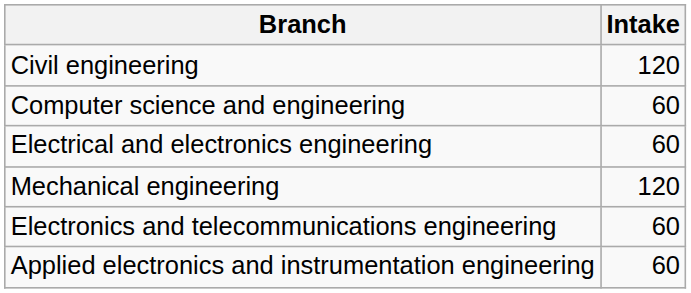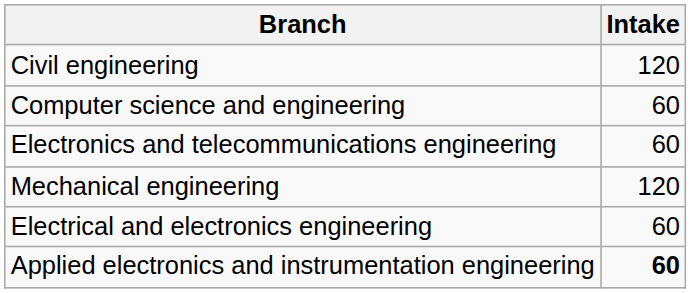rows swapped: (284, 226) <-> (221, 145)
(666, 266) normal -> (666, 266) bold
